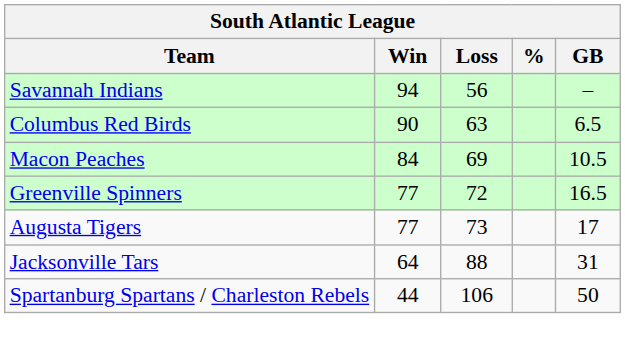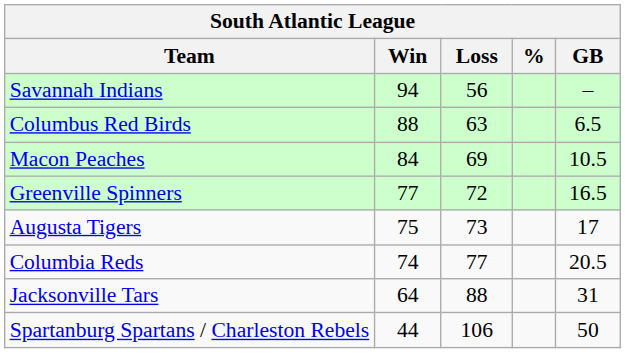(408, 124) 90 -> (408, 124) 88
(408, 227) 77 -> (408, 227) 75
+ row: (77, 261)
